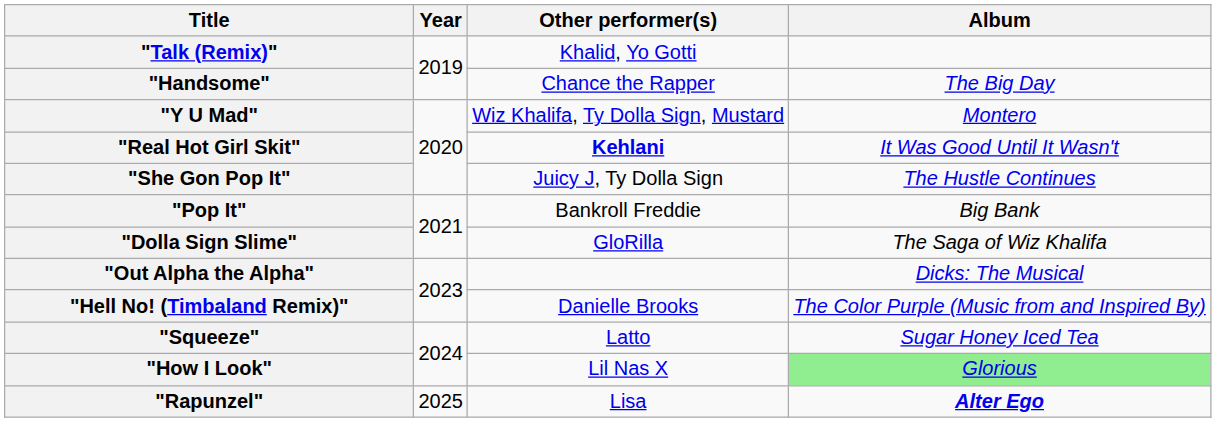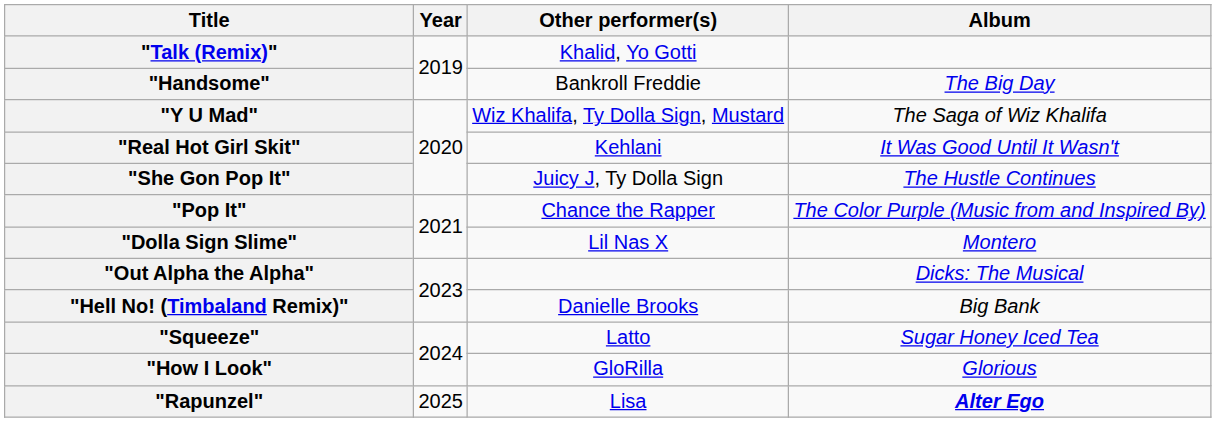(628, 83) Chance the Rapper -> (628, 83) Bankroll Freddie
(1000, 115) Montero -> (1000, 115) The Saga of Wiz Khalifa
(628, 147) bold -> (628, 147) normal
(628, 210) Bankroll Freddie -> (628, 210) Chance the Rapper
(1000, 210) Big Bank -> (1000, 210) The Color Purple (Music from and Inspired By)
(628, 242) GloRilla -> (628, 242) Lil Nas X
(1000, 242) The Saga of Wiz Khalifa -> (1000, 242) Montero
(1000, 305) The Color Purple (Music from and Inspired By) -> (1000, 305) Big Bank
(628, 369) Lil Nas X -> (628, 369) GloRilla
(1000, 369) lightgreen background -> (1000, 369) no background
